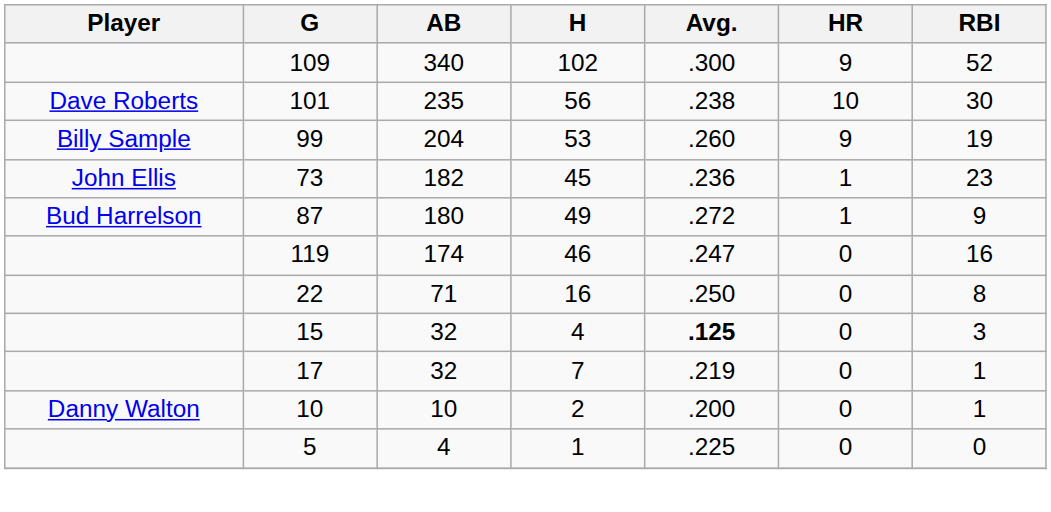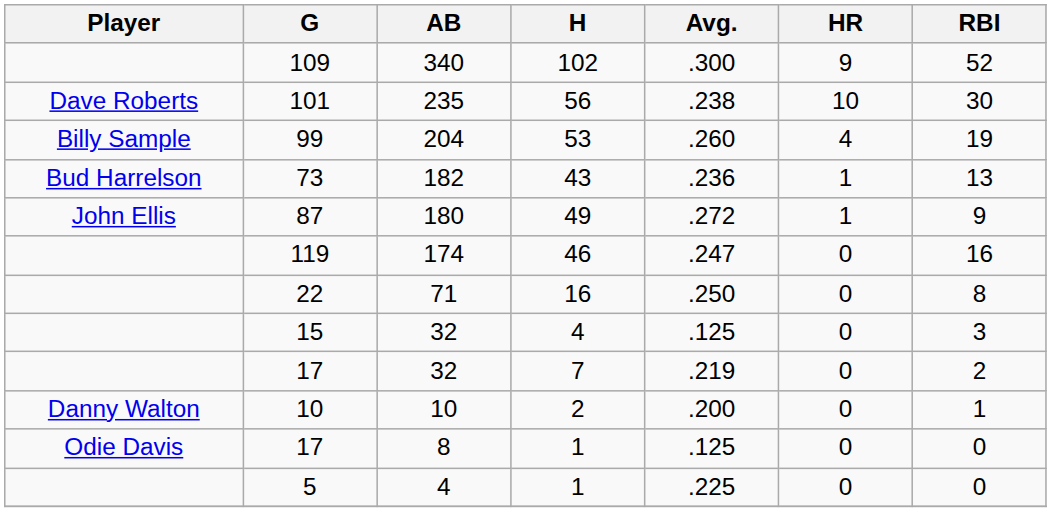(846, 139) 9 -> (846, 139) 4
(124, 178) John Ellis -> (124, 178) Bud Harrelson
(578, 178) 45 -> (578, 178) 43
(979, 178) 23 -> (979, 178) 13
(124, 216) Bud Harrelson -> (124, 216) John Ellis
(712, 332) bold -> (712, 332) normal
(979, 370) 1 -> (979, 370) 2
+ row: (310, 448)
